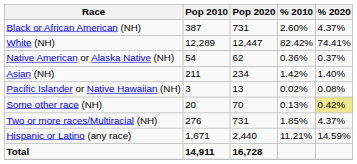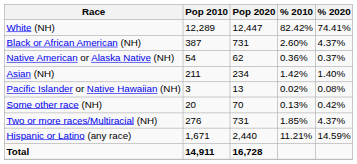rows swapped: (31, 43) <-> (74, 27)
(331, 105) khaki background -> (331, 105) no background
